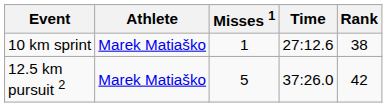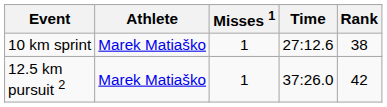(244, 80) 5 -> (244, 80) 1
